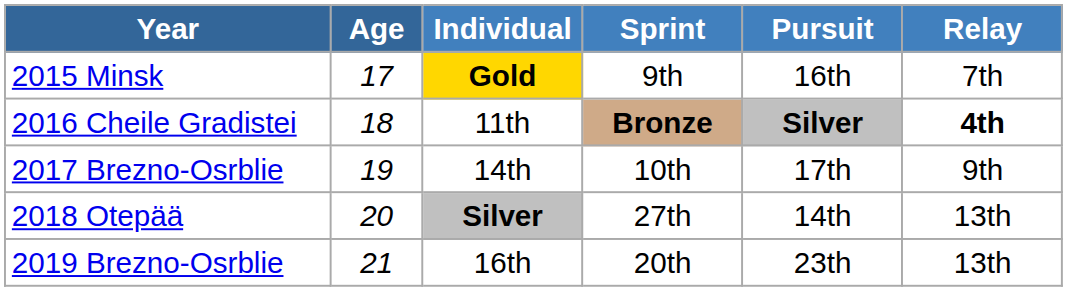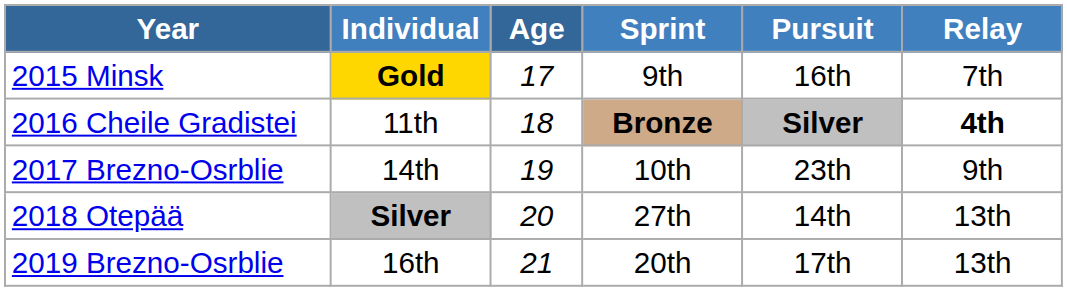columns swapped: (377, 29) <-> (503, 29)
(823, 169) 17th -> (823, 169) 23th
(823, 263) 23th -> (823, 263) 17th
